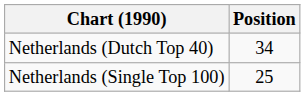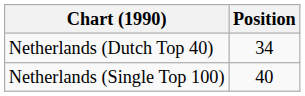(264, 76) 25 -> (264, 76) 40
